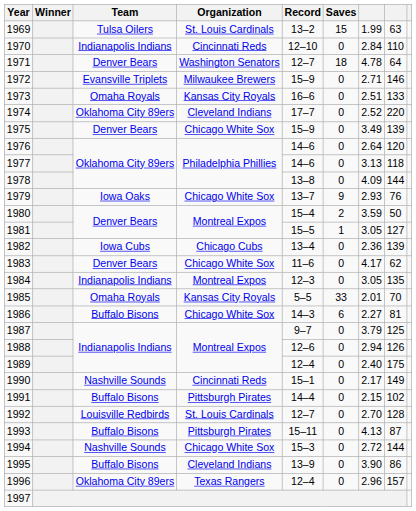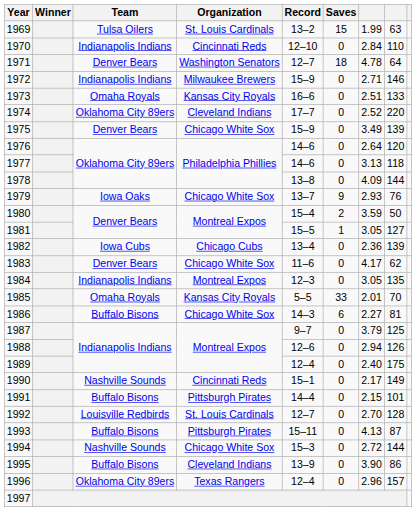(125, 79) Evansville Triplets -> (125, 79) Indianapolis Indians
(395, 398) 102 -> (395, 398) 101
